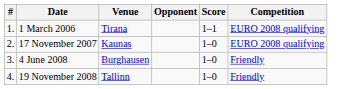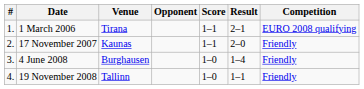+ column: (244, 12)
(209, 44) 1–0 -> (209, 44) 1–1
(277, 44) EURO 2008 qualifying -> (279, 44) Friendly
